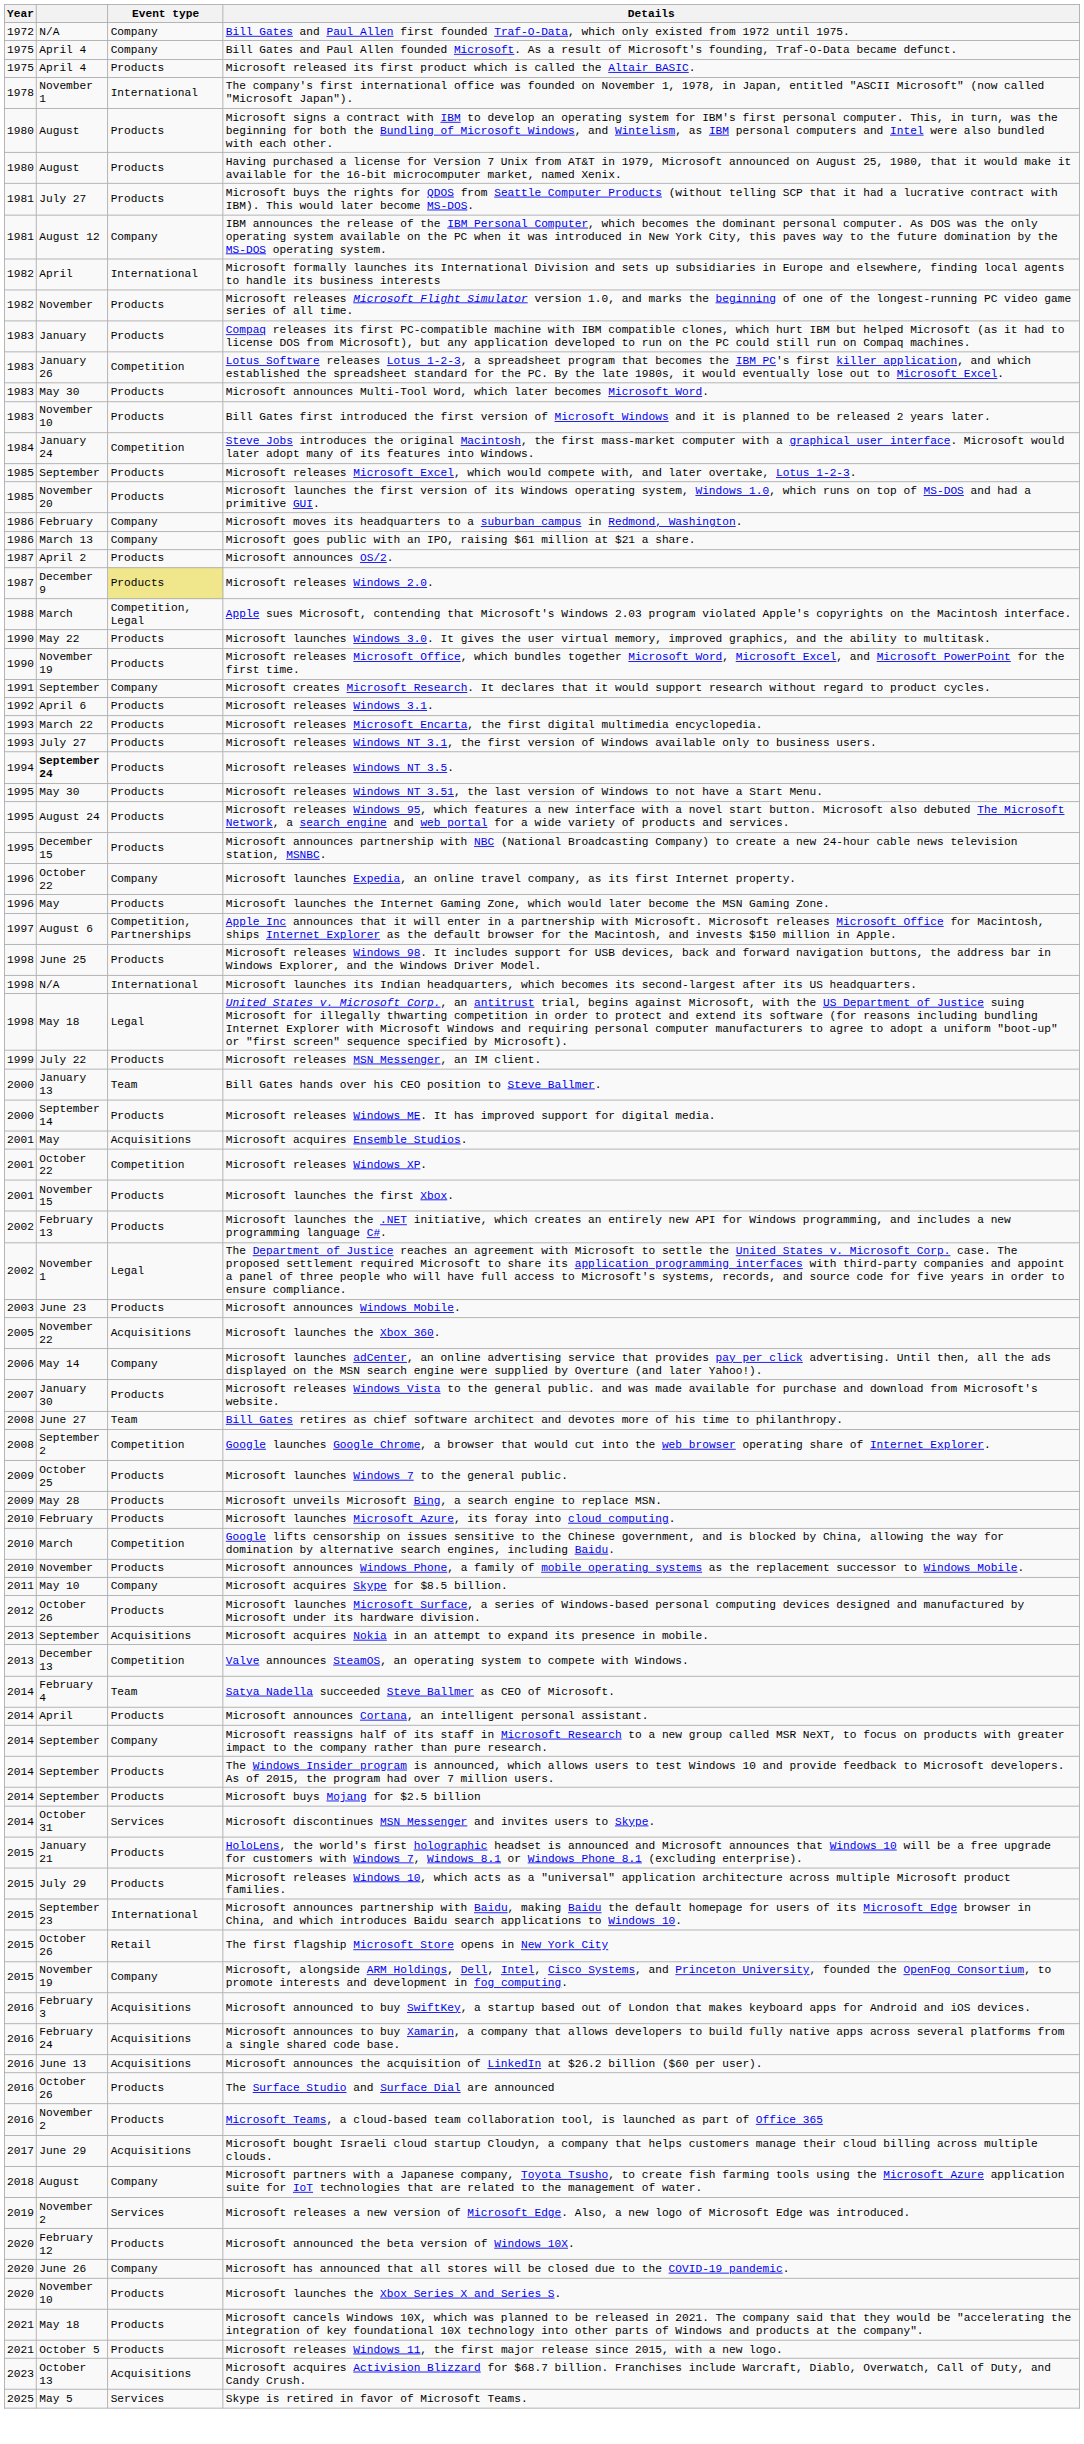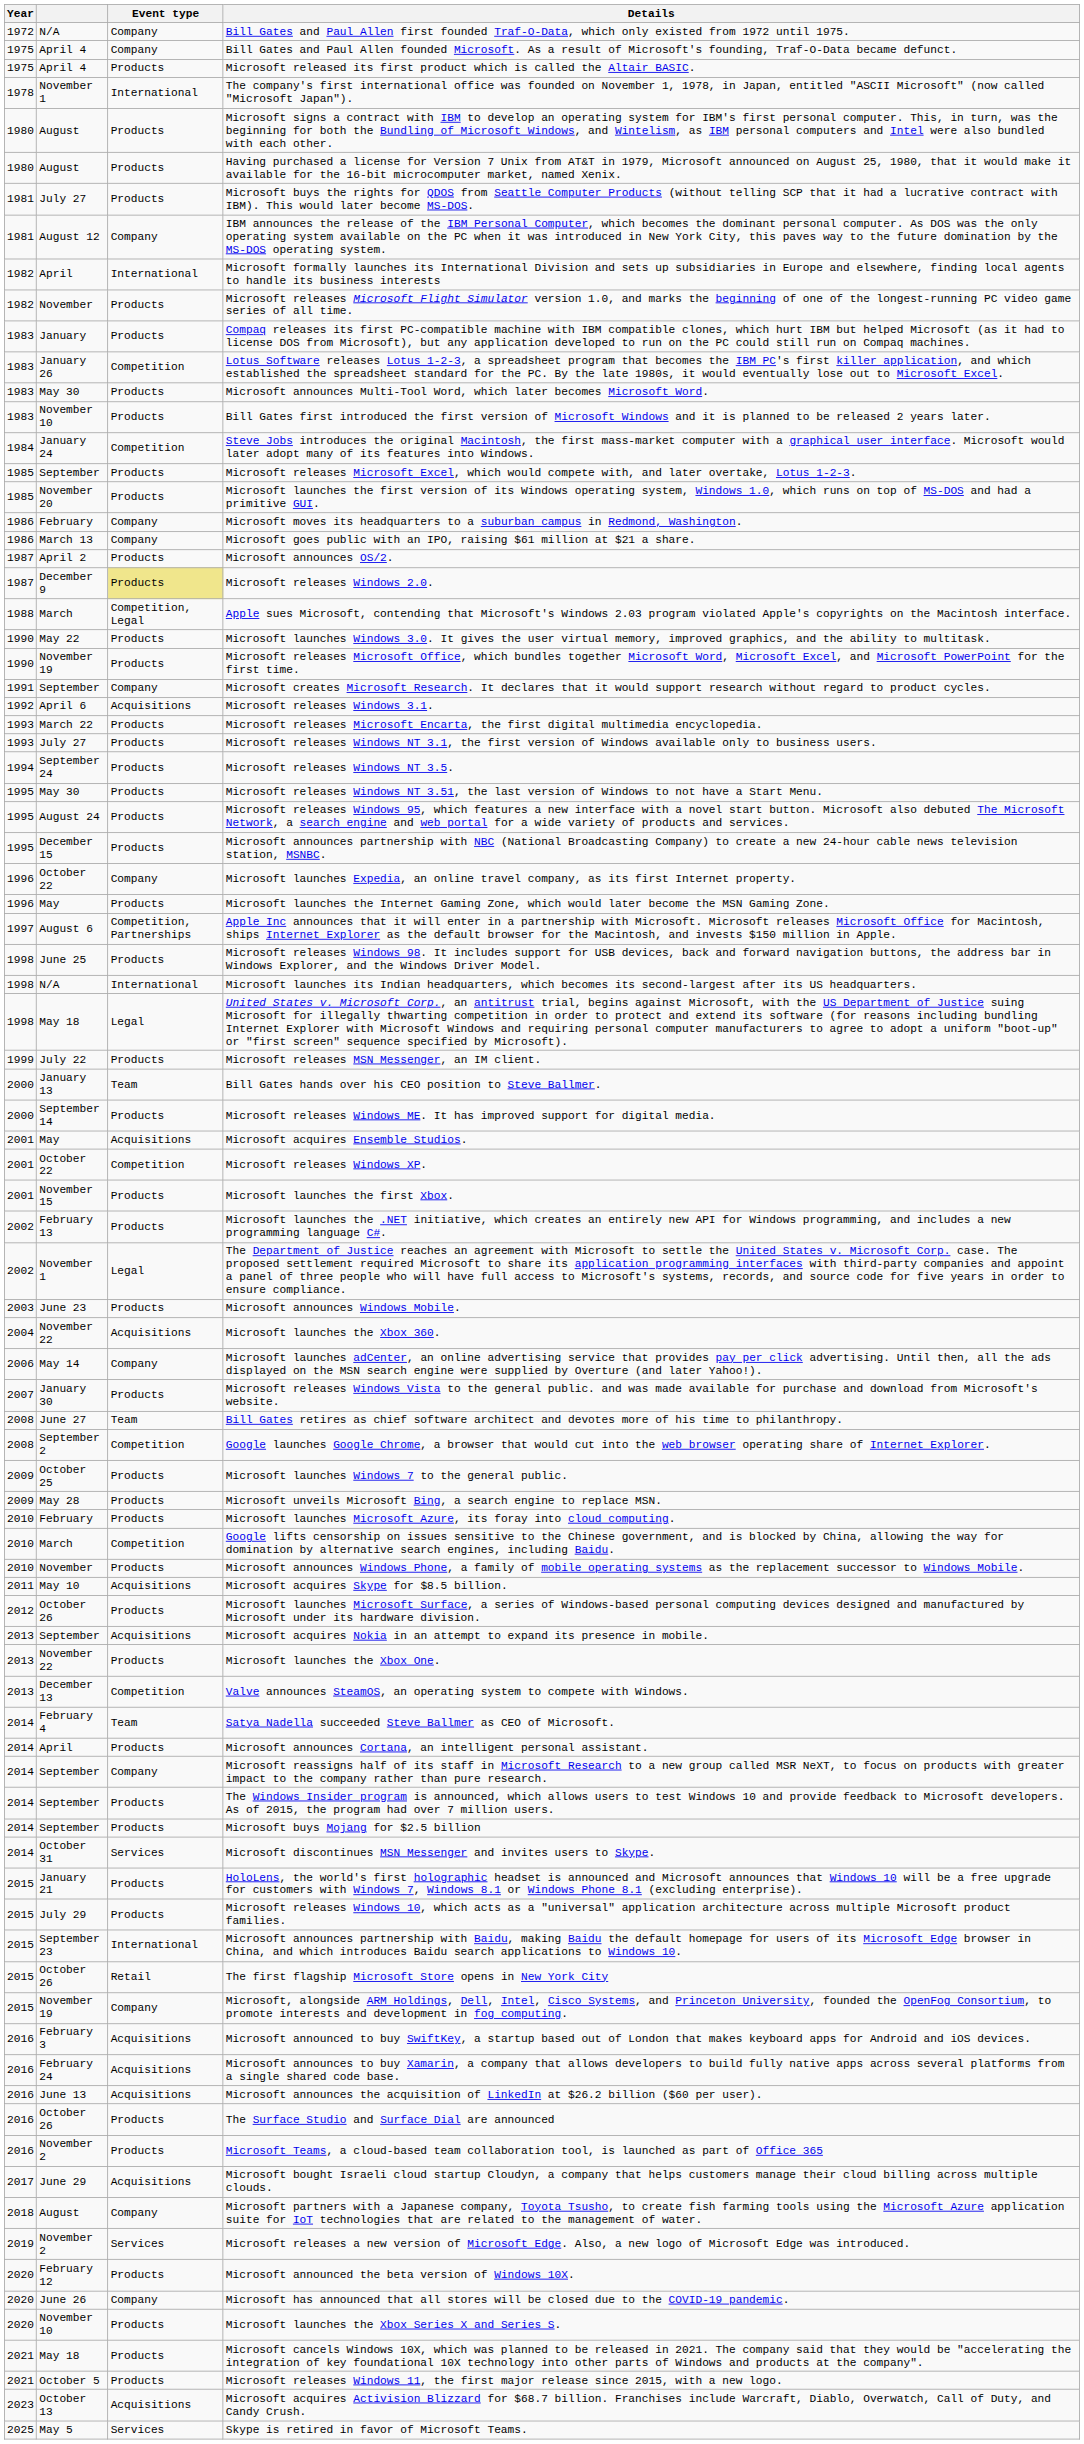(137, 707) Products -> (151, 707) Acquisitions
(69, 768) bold -> (69, 768) normal
(21, 1333) 2005 -> (21, 1333) 2004
(134, 1586) Company -> (151, 1586) Acquisitions
+ row: (333, 1660)
